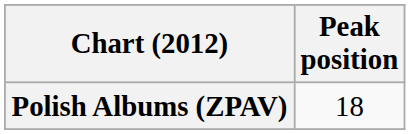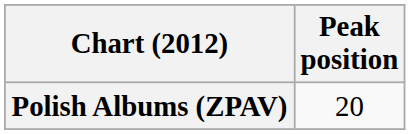(349, 105) 18 -> (349, 105) 20
